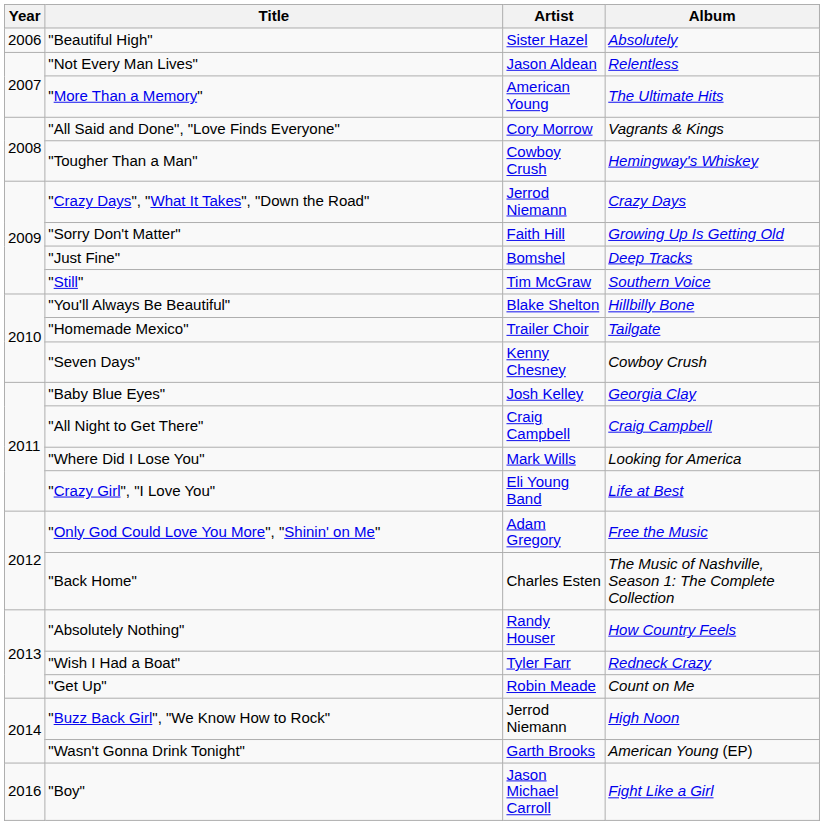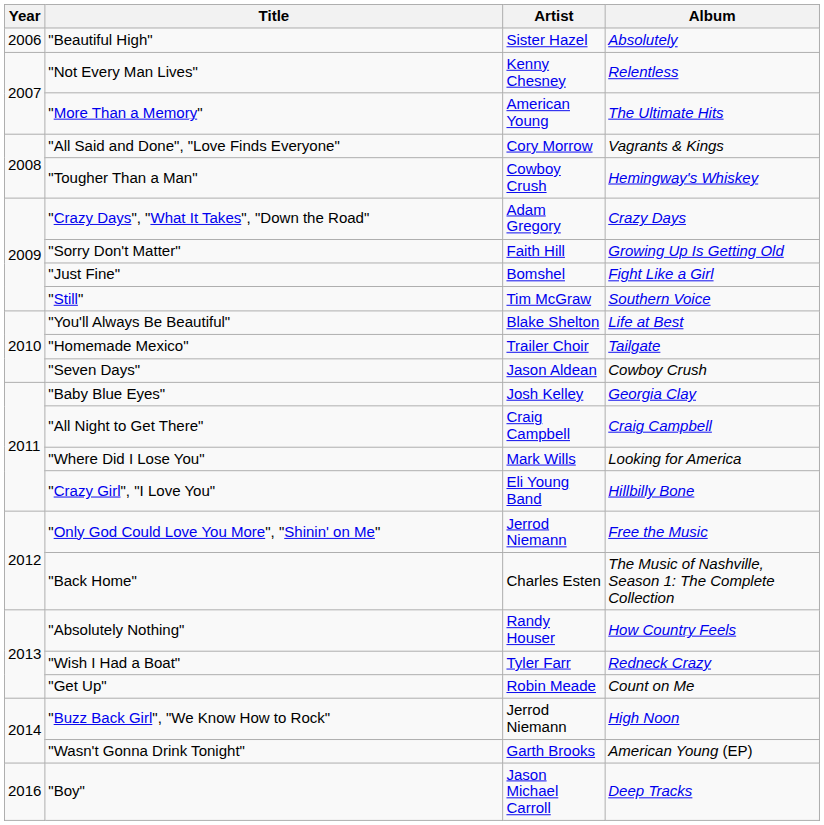(552, 64) Jason Aldean -> (536, 72) Kenny Chesney
(537, 201) Jerrod Niemann -> (534, 218) Adam Gregory
(650, 258) Deep Tracks -> (661, 274) Fight Like a Girl
(651, 305) Hillbilly Bone -> (646, 322) Life at Best
(536, 361) Kenny Chesney -> (552, 370) Jason Aldean
(646, 491) Life at Best -> (651, 491) Hillbilly Bone
(534, 531) Adam Gregory -> (537, 531) Jerrod Niemann
(661, 791) Fight Like a Girl -> (650, 791) Deep Tracks
